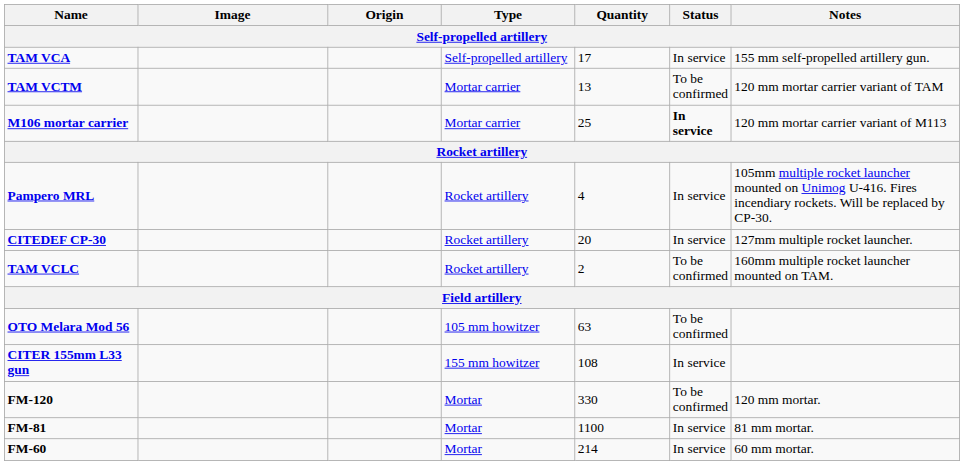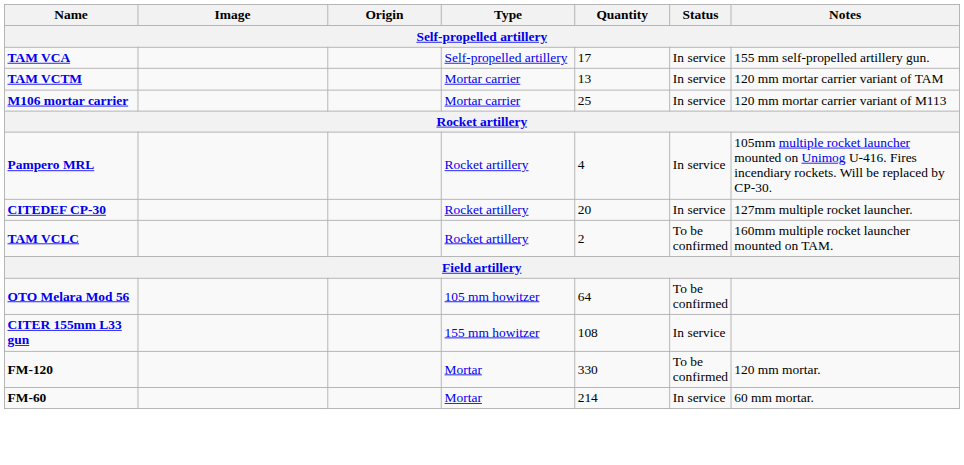(700, 86) To be confirmed -> (699, 79) In service
(693, 123) bold -> (699, 100) normal
(584, 326) 63 -> (584, 296) 64
- row: (27, 428)
